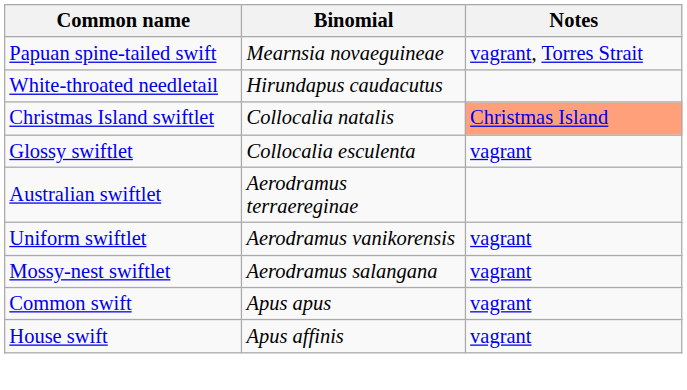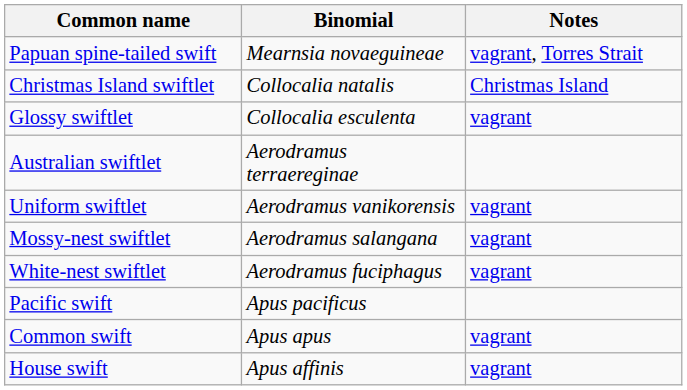- row: (114, 85)
(539, 118) lightsalmon background -> (539, 85) no background
+ row: (88, 271)
+ row: (61, 303)
